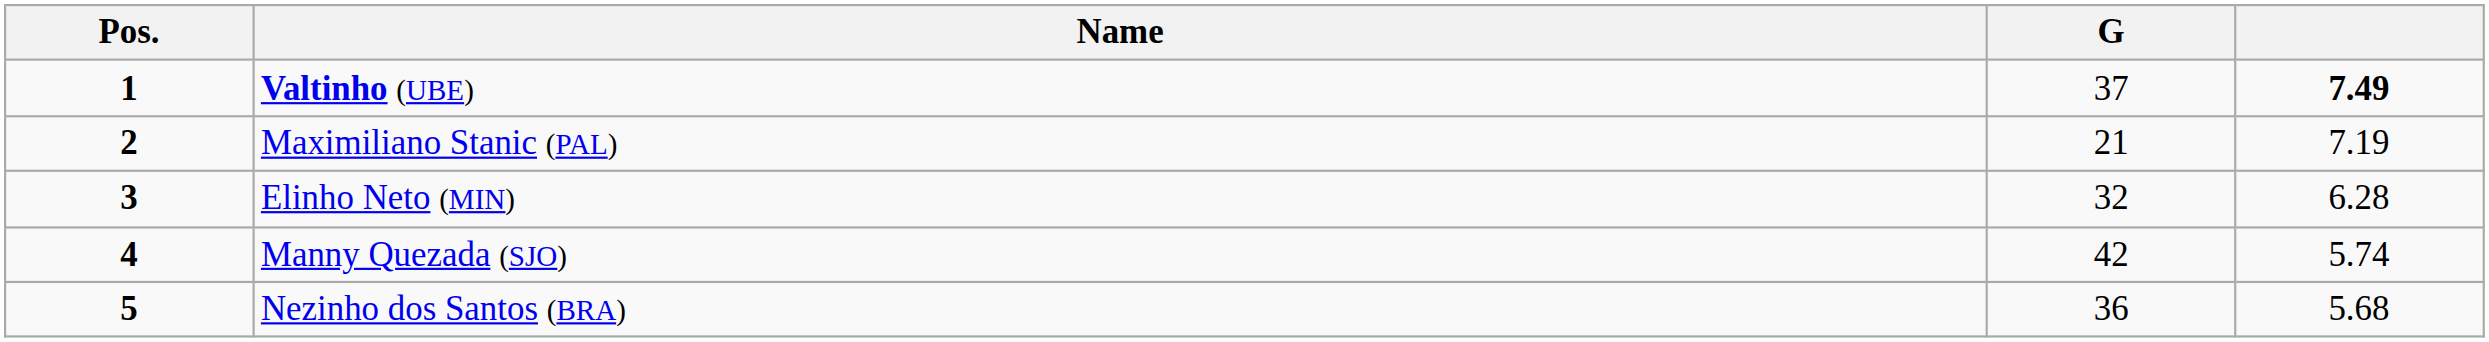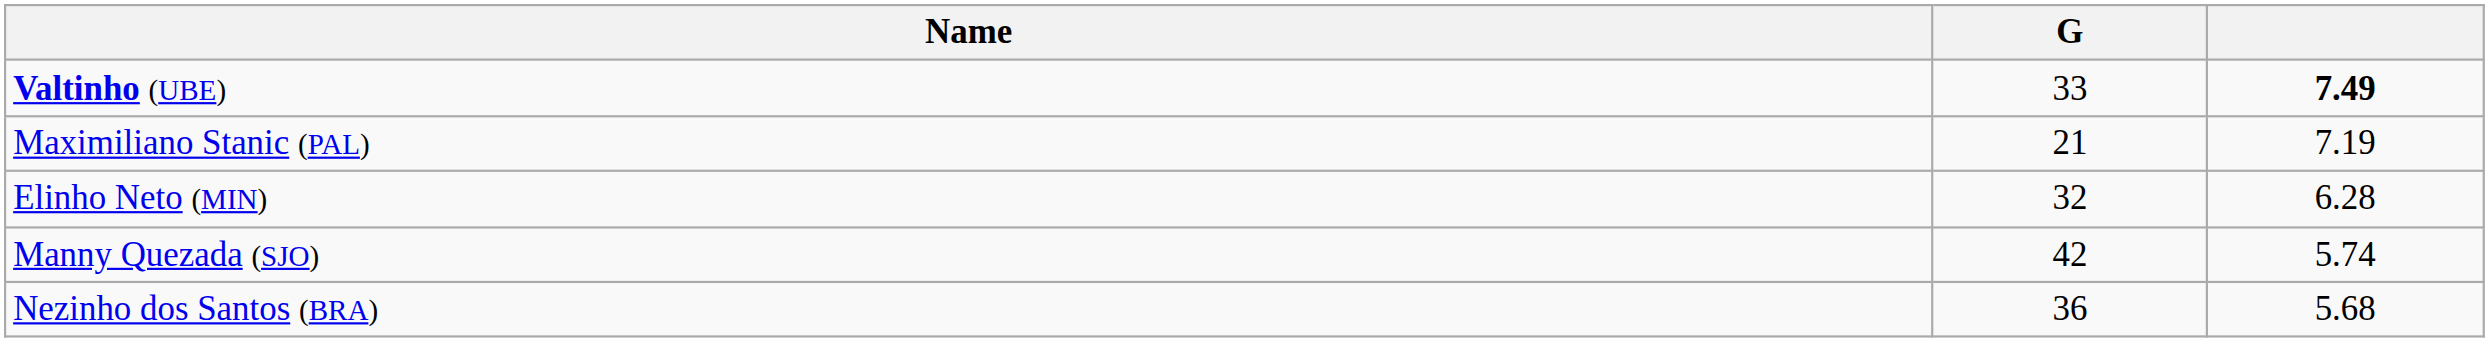- column: (129, 32)
(2111, 87) 37 -> (2070, 87) 33
